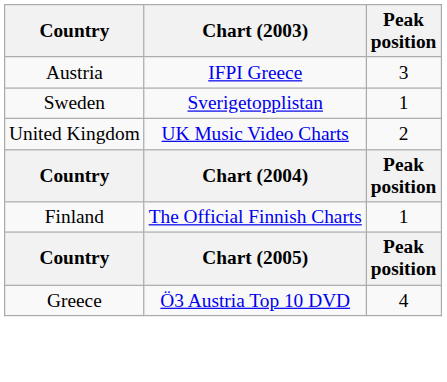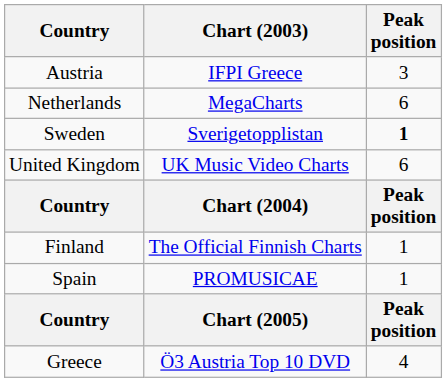+ row: (74, 103)
(404, 103) normal -> (404, 133) bold
(404, 133) 2 -> (404, 164) 6
+ row: (74, 278)
